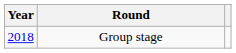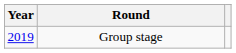(21, 37) 2018 -> (21, 37) 2019
